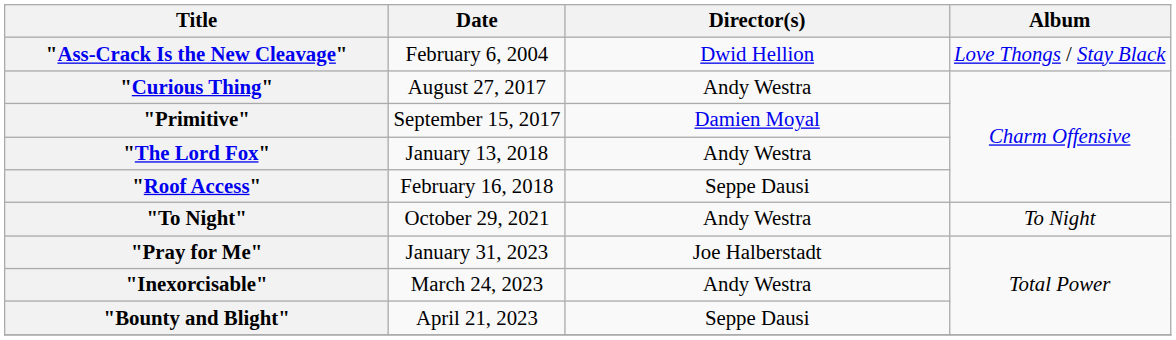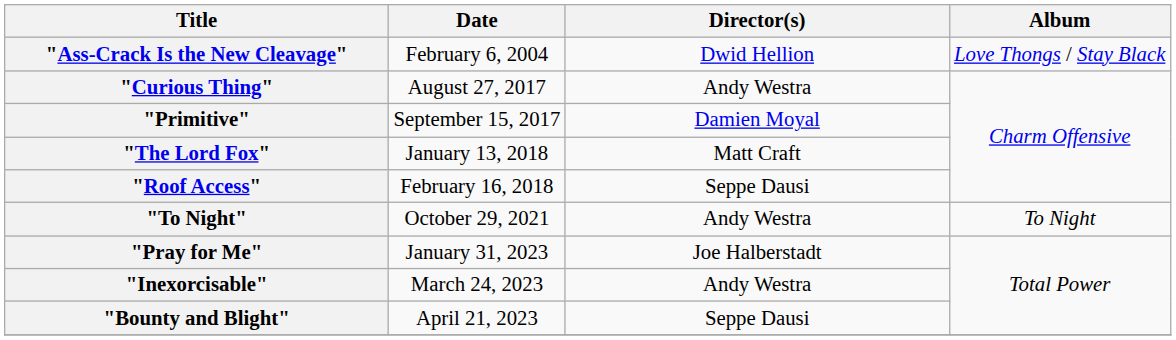(757, 152) Andy Westra -> (757, 152) Matt Craft
